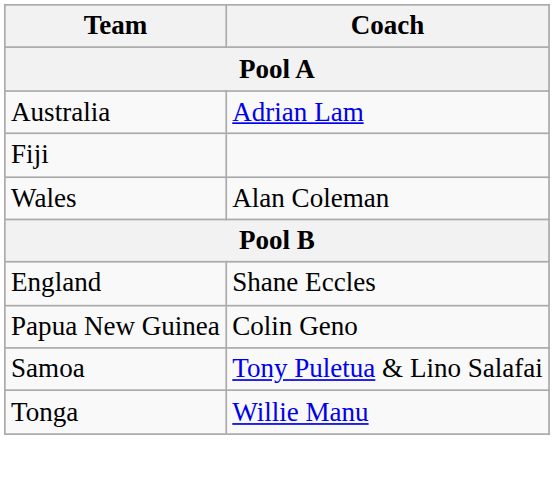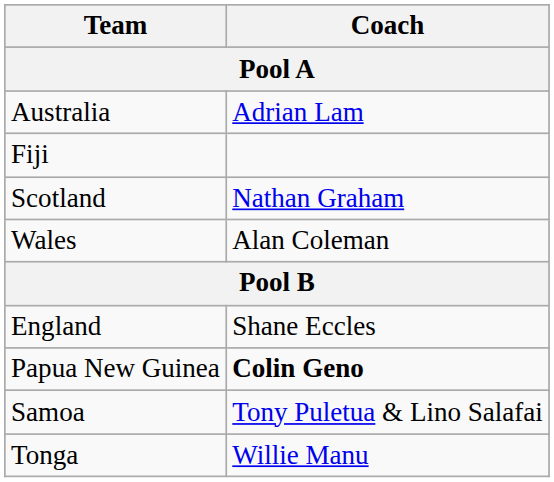+ row: (58, 197)
(295, 326) normal -> (298, 369) bold
